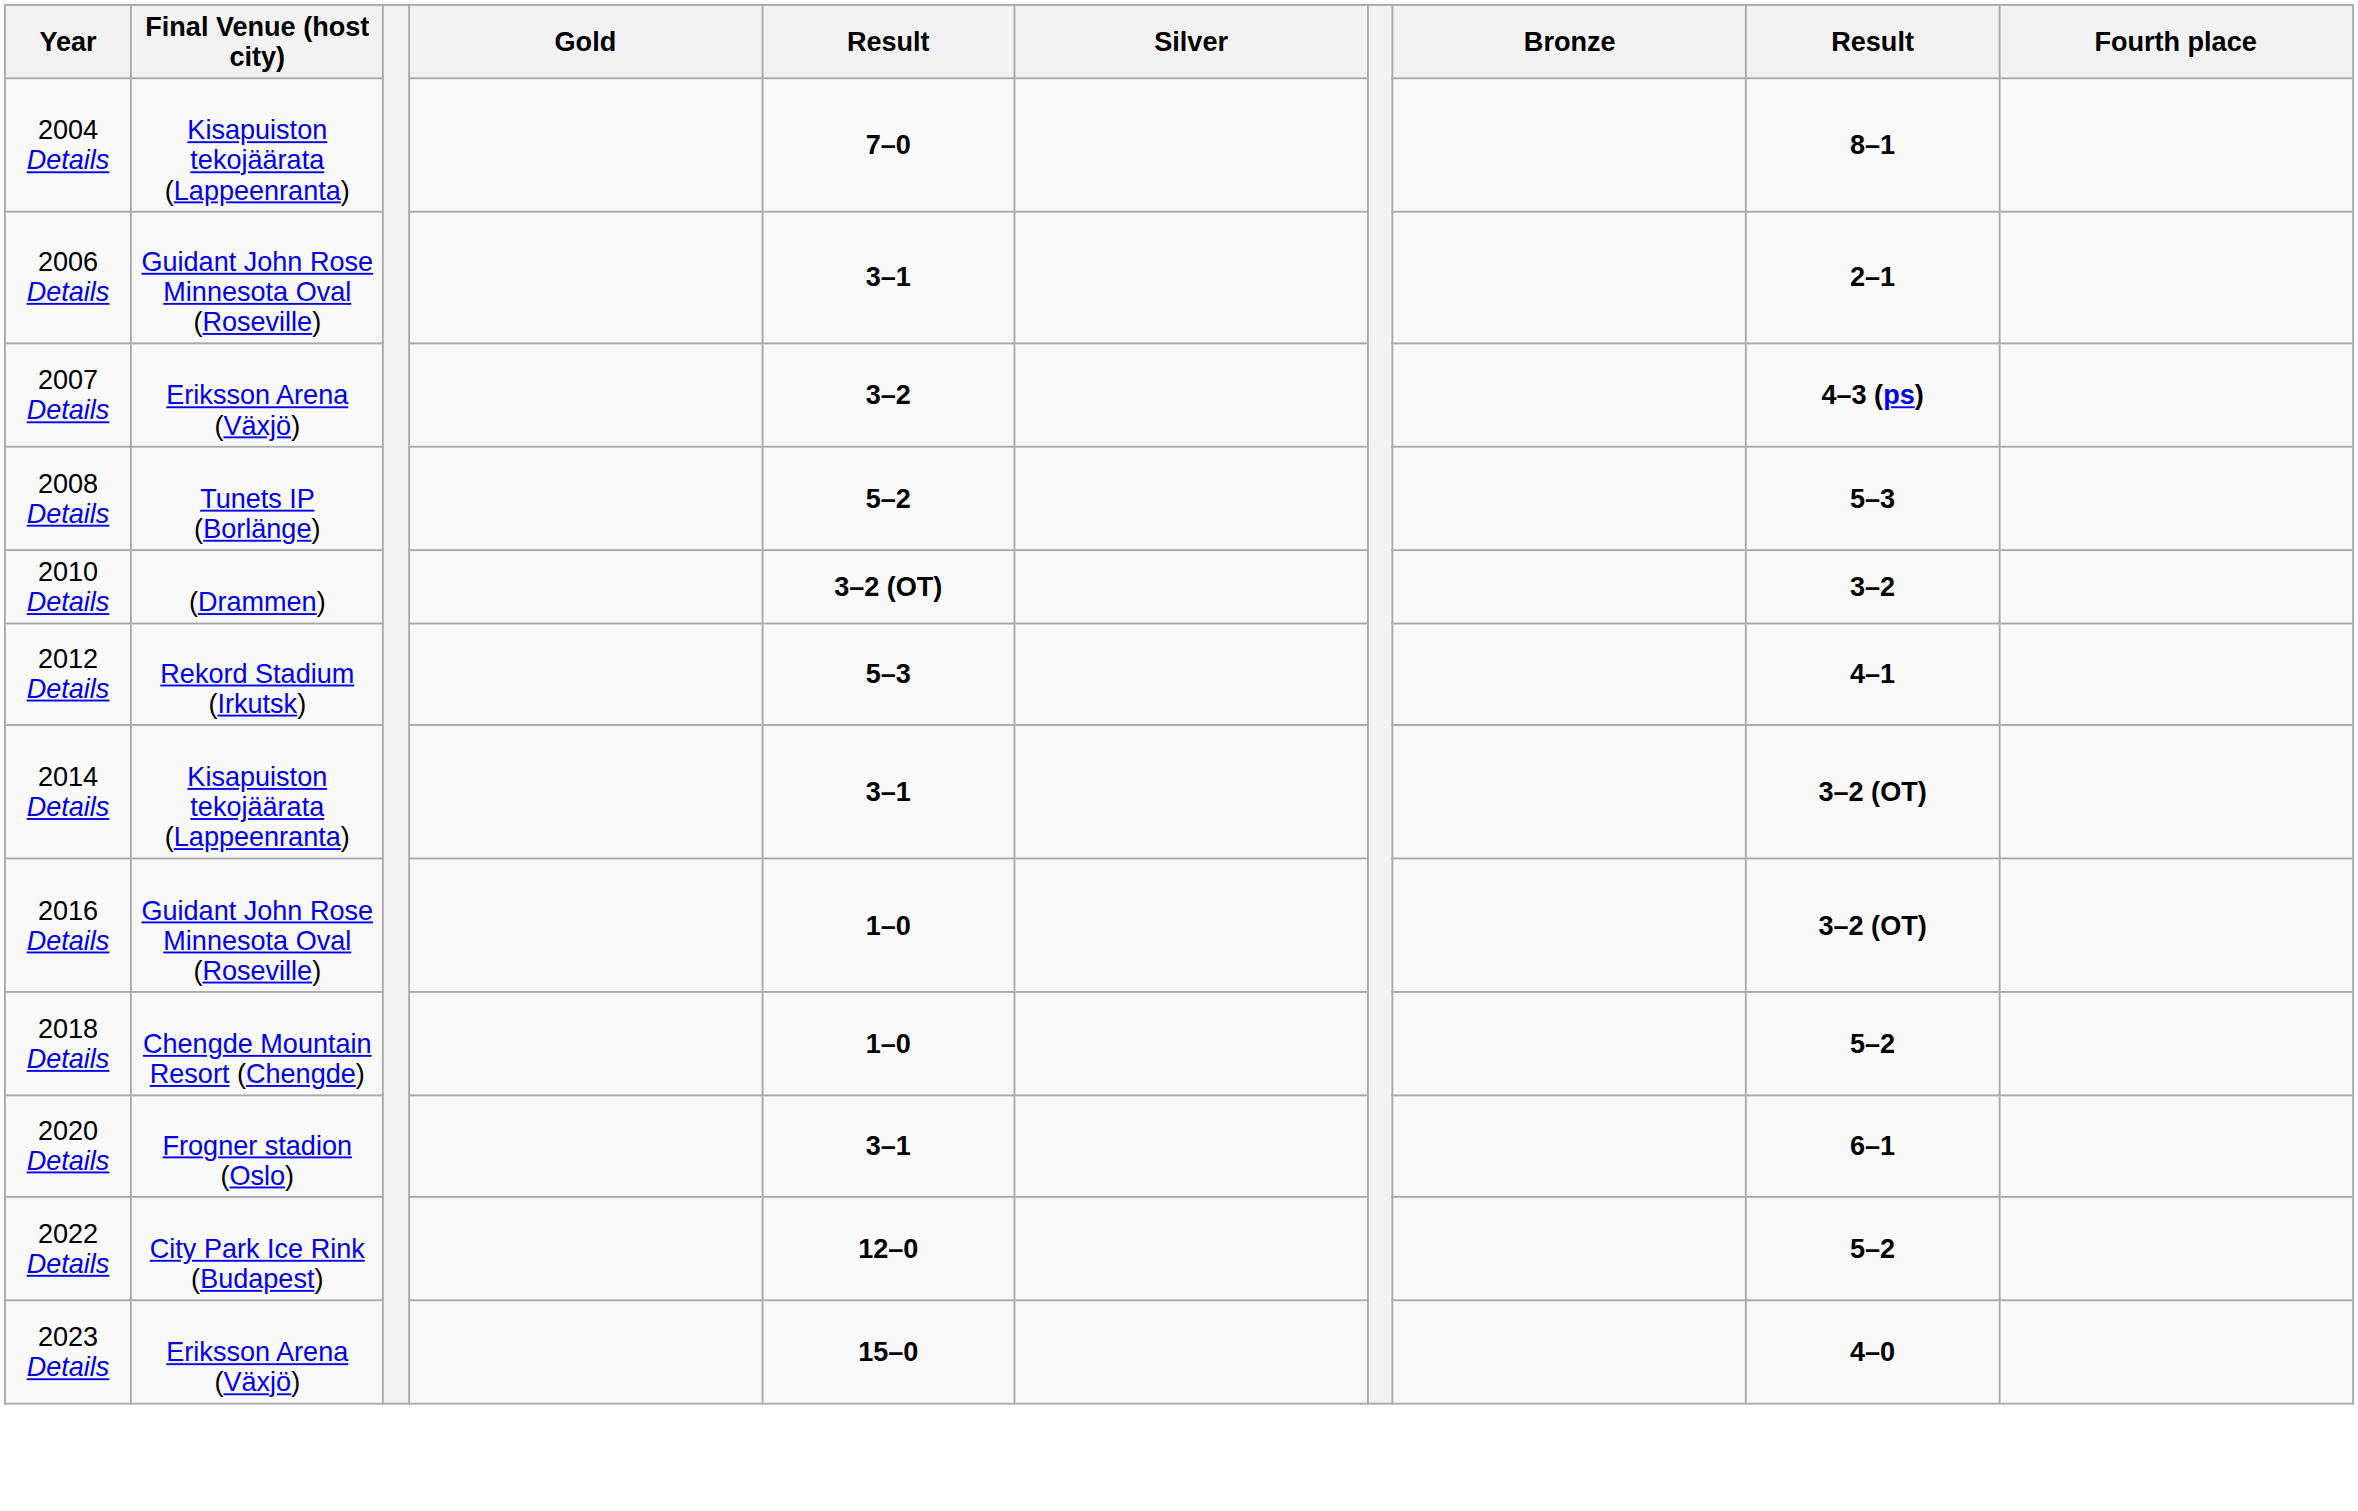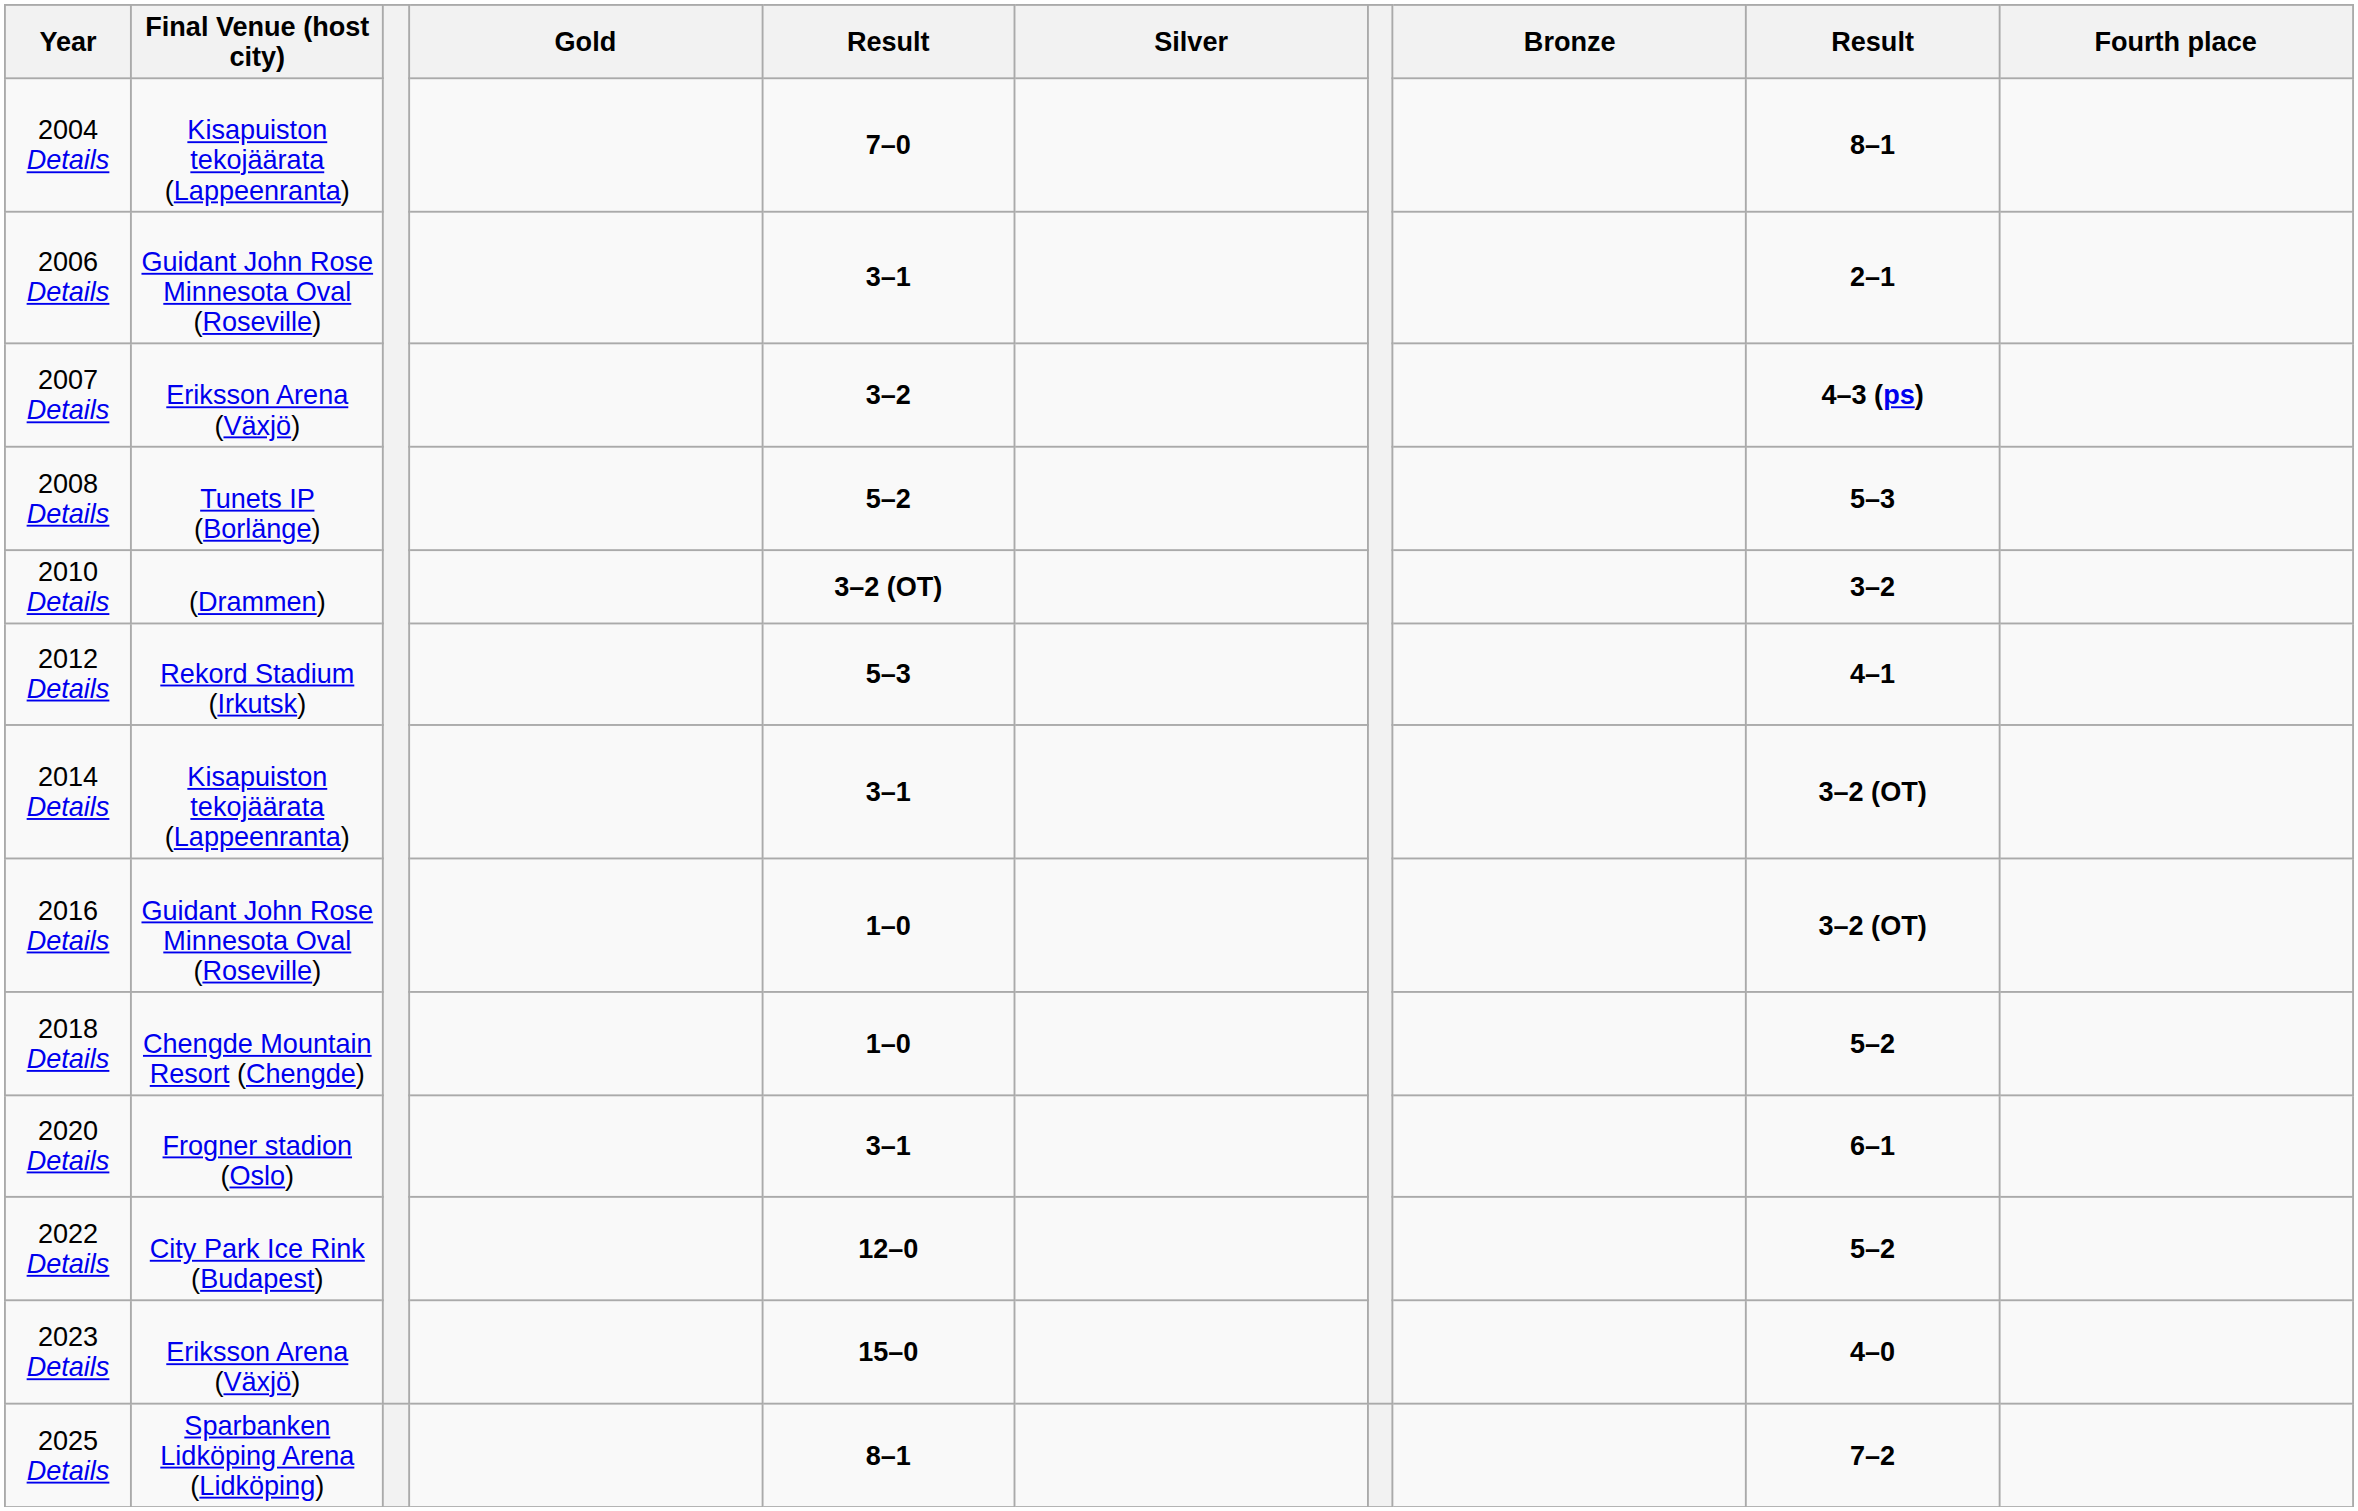+ row: (68, 1455)
